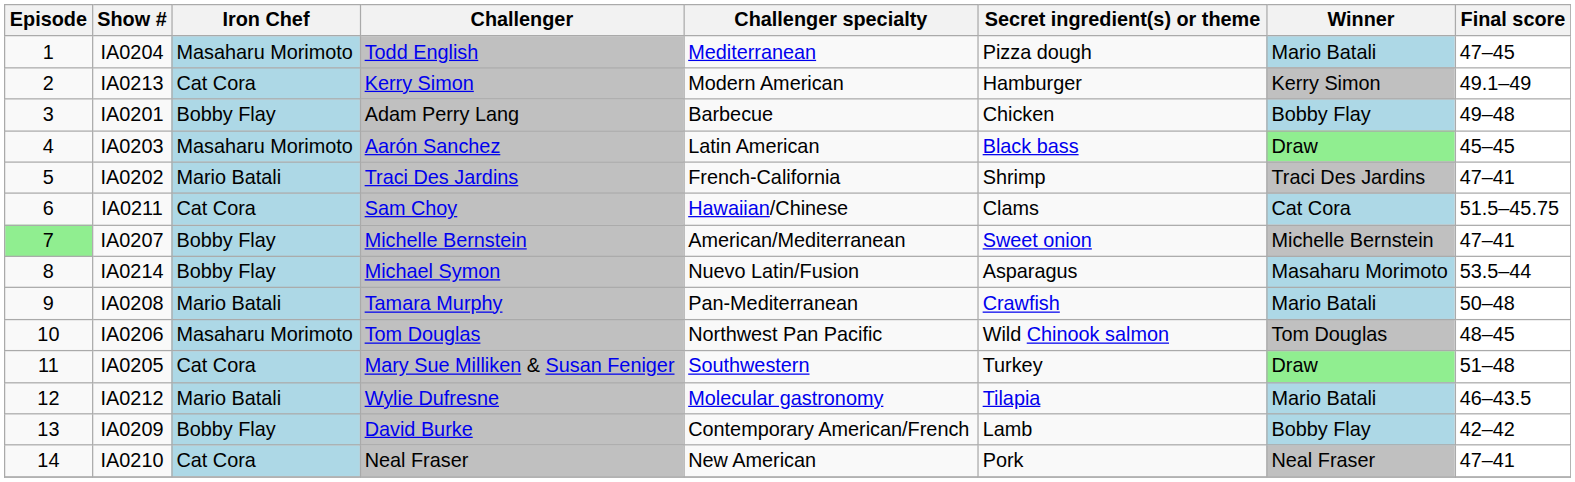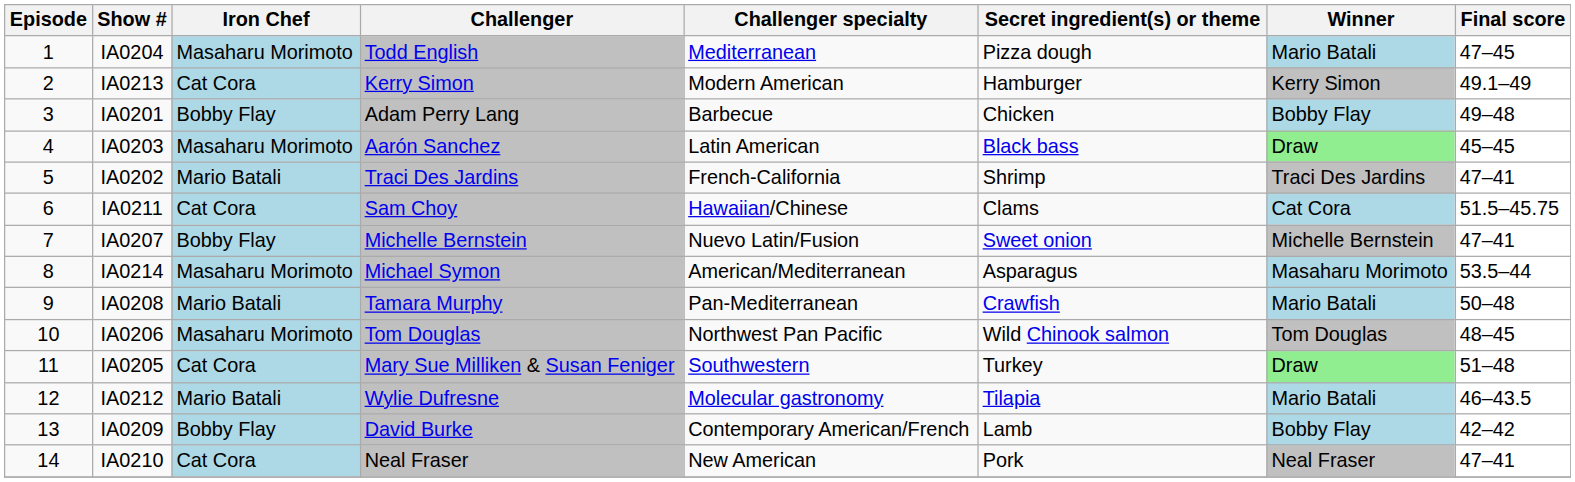(48, 240) lightgreen background -> (48, 240) no background
(797, 240) American/Mediterranean -> (774, 240) Nuevo Latin/Fusion
(226, 271) Bobby Flay -> (265, 271) Masaharu Morimoto
(774, 271) Nuevo Latin/Fusion -> (797, 271) American/Mediterranean
